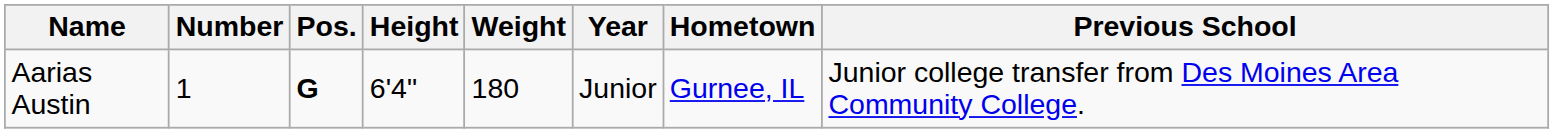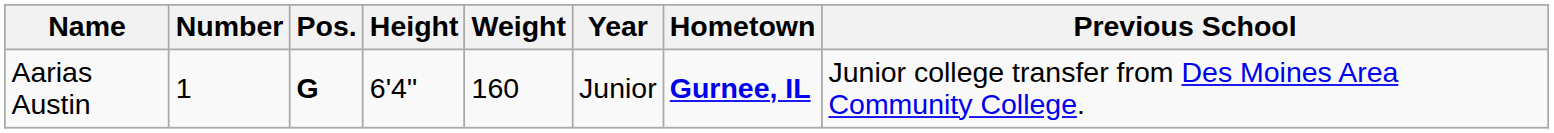(495, 88) 180 -> (495, 88) 160
(737, 88) normal -> (740, 88) bold
